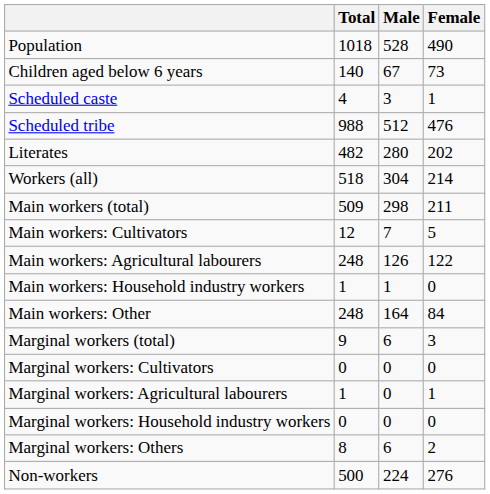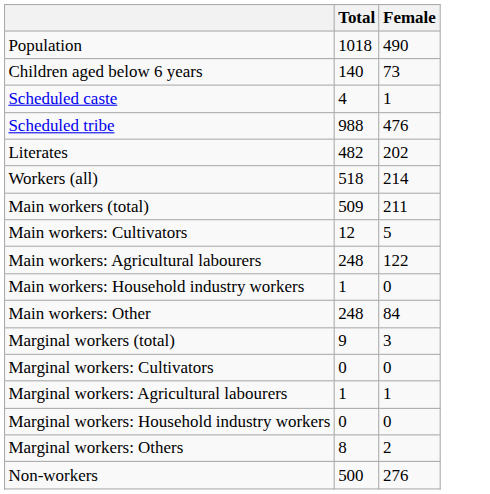- column: (401, 17)
